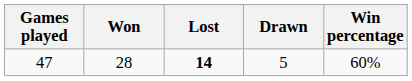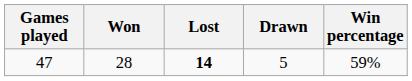(365, 62) 60% -> (365, 62) 59%
